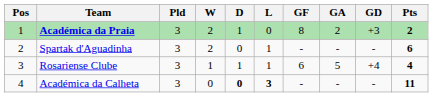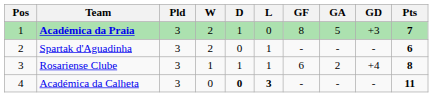(337, 30) 2 -> (337, 30) 5
(410, 30) 2 -> (410, 30) 7
(337, 65) 5 -> (337, 65) 2
(410, 65) 4 -> (410, 65) 8
